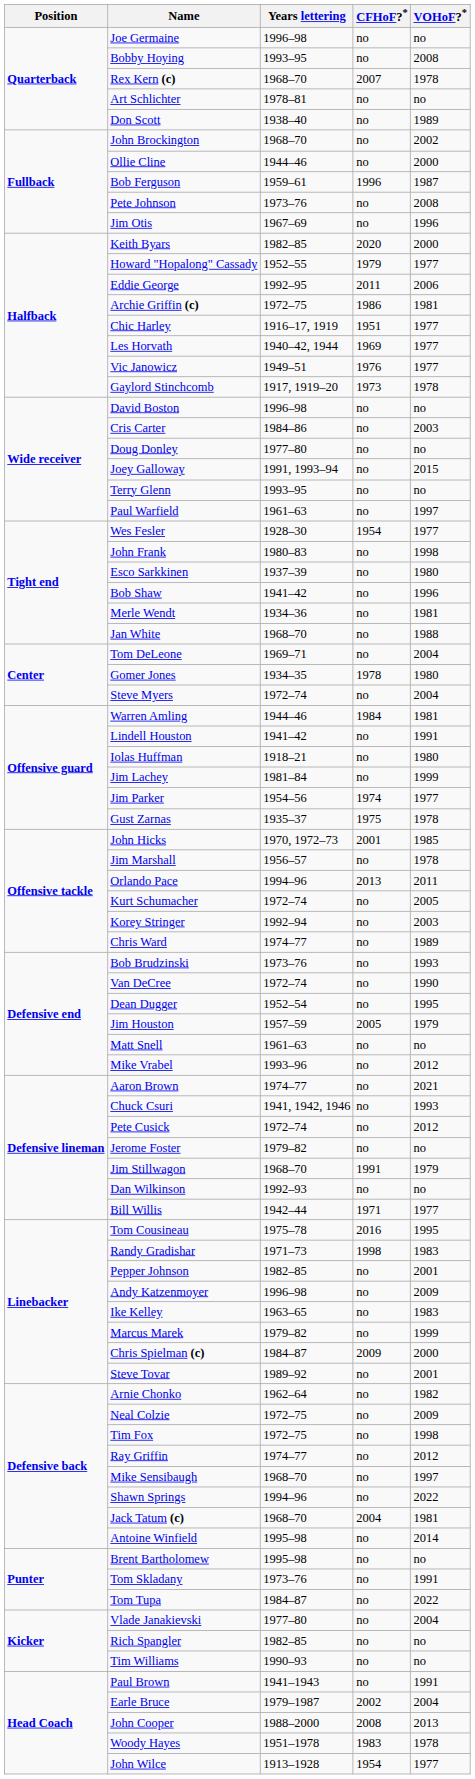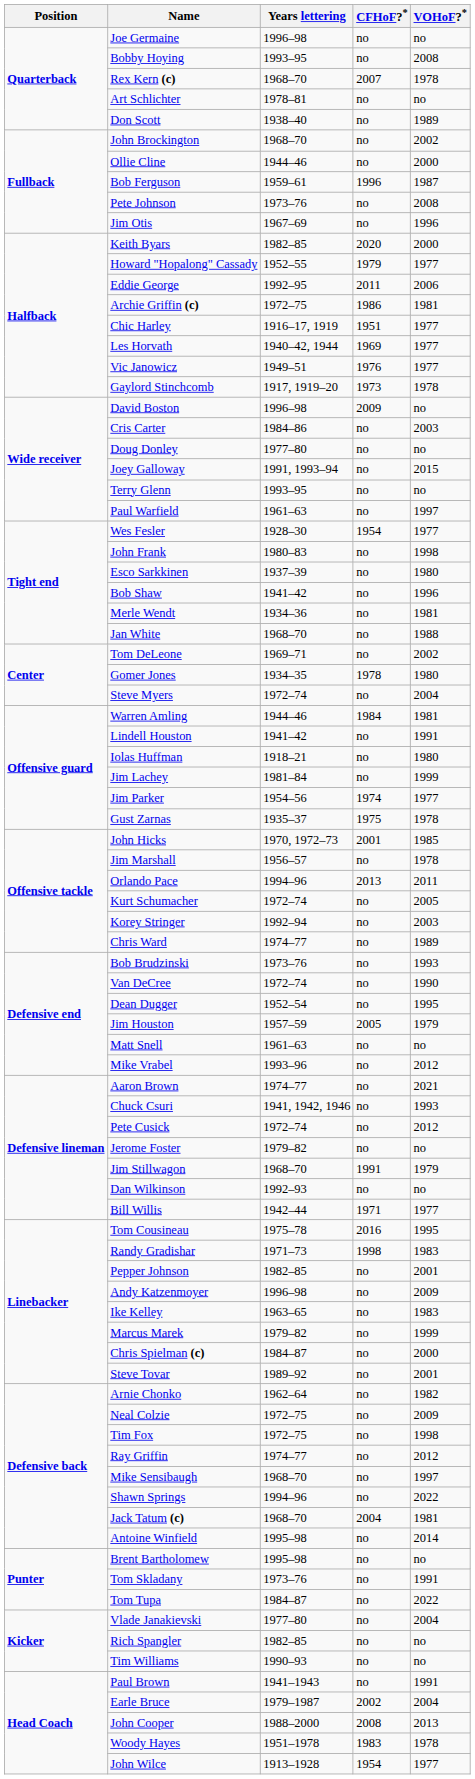(362, 407) no -> (369, 407) 2009
(426, 654) 2004 -> (426, 654) 2002
(369, 1353) 2009 -> (362, 1353) no
